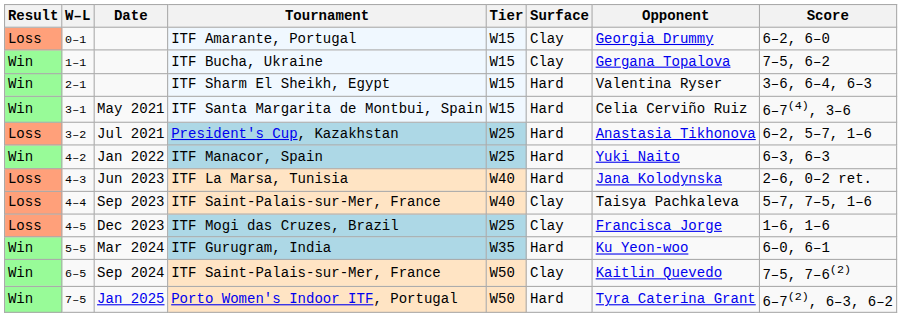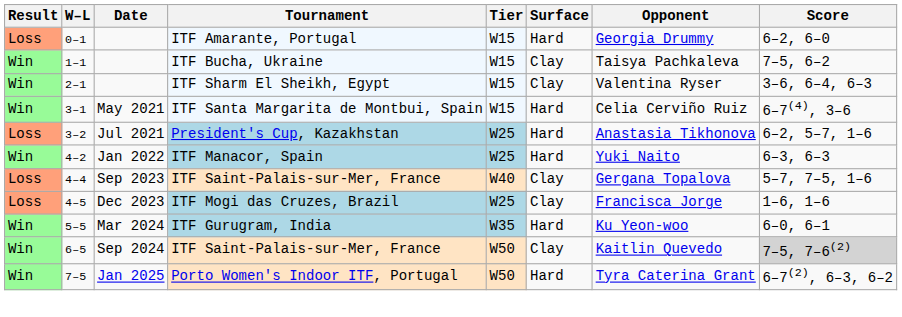(547, 39) Clay -> (547, 39) Hard
(663, 62) Gergana Topalova -> (667, 62) Taisya Pachkaleva
(547, 85) Hard -> (547, 85) Clay
- row: (76, 180)
(667, 203) Taisya Pachkaleva -> (663, 180) Gergana Topalova
(807, 273) no background -> (807, 250) lightgrey background
